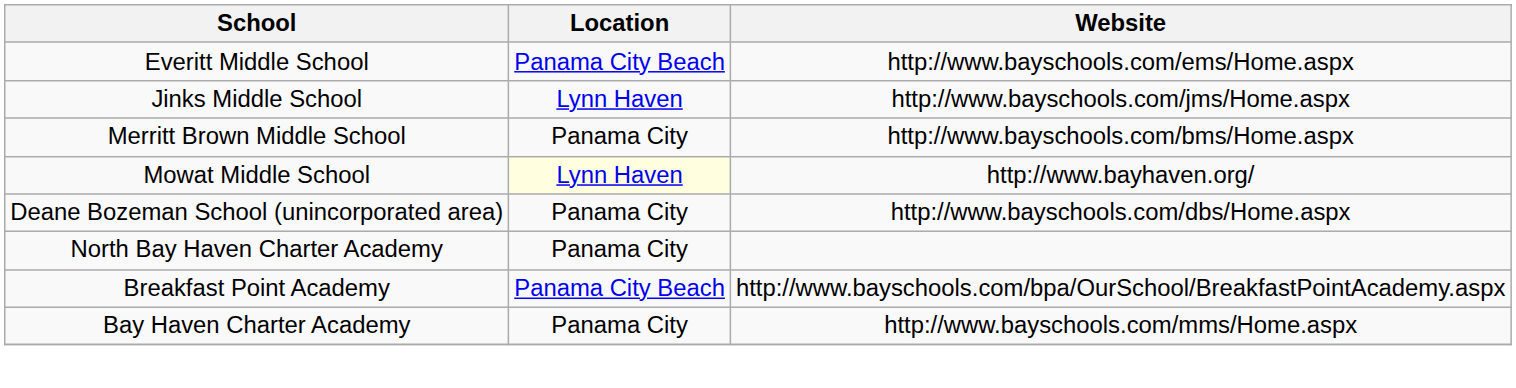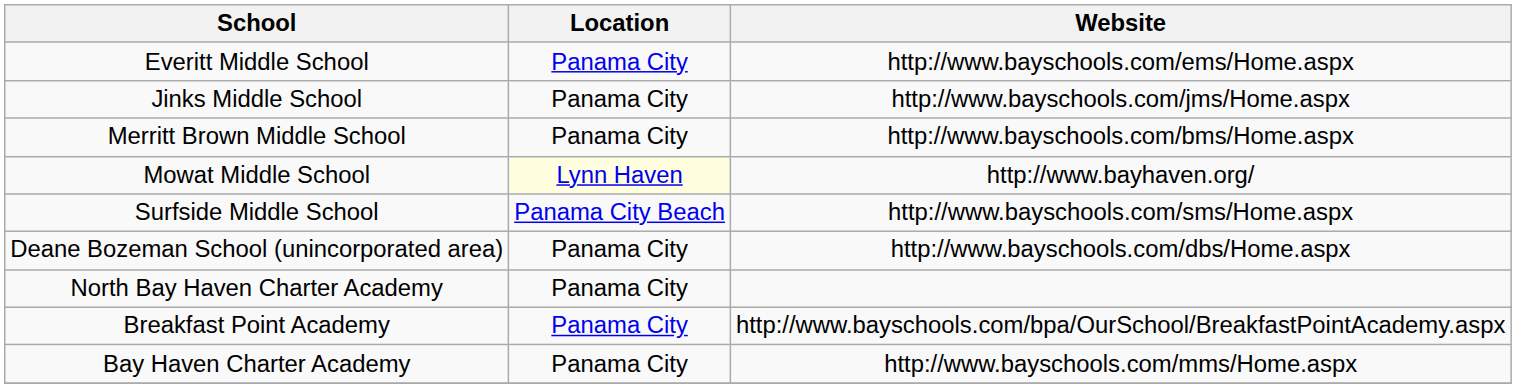(620, 61) Panama City Beach -> (620, 61) Panama City
(620, 99) Lynn Haven -> (620, 99) Panama City
+ row: (257, 212)
(620, 288) Panama City Beach -> (620, 325) Panama City
